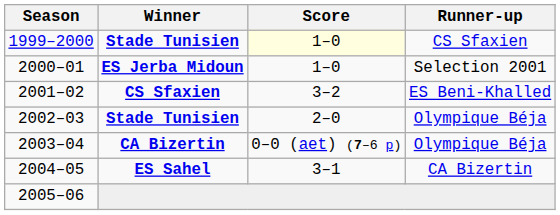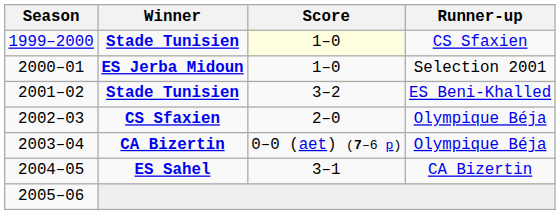(172, 94) CS Sfaxien -> (172, 94) Stade Tunisien
(172, 120) Stade Tunisien -> (172, 120) CS Sfaxien
